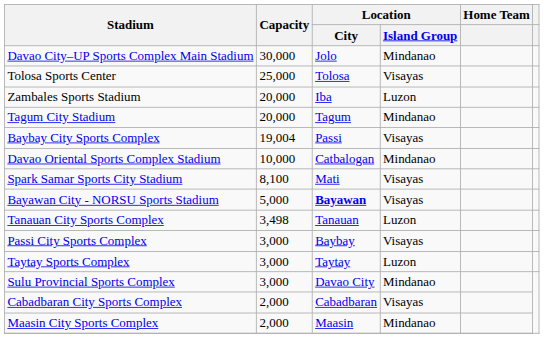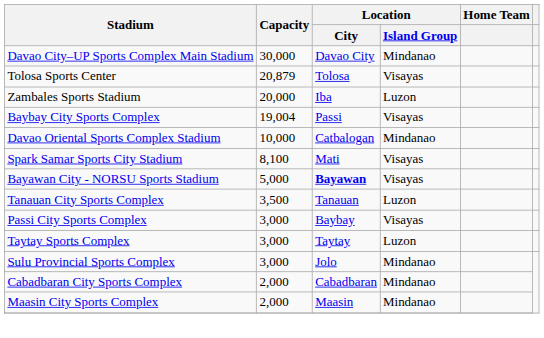(326, 55) Jolo -> (345, 55) Davao City
(277, 76) 25,000 -> (277, 76) 20,879
- row: (61, 117)
(274, 220) 3,498 -> (274, 199) 3,500
(345, 281) Davao City -> (326, 261) Jolo
(403, 302) Visayas -> (409, 281) Mindanao
